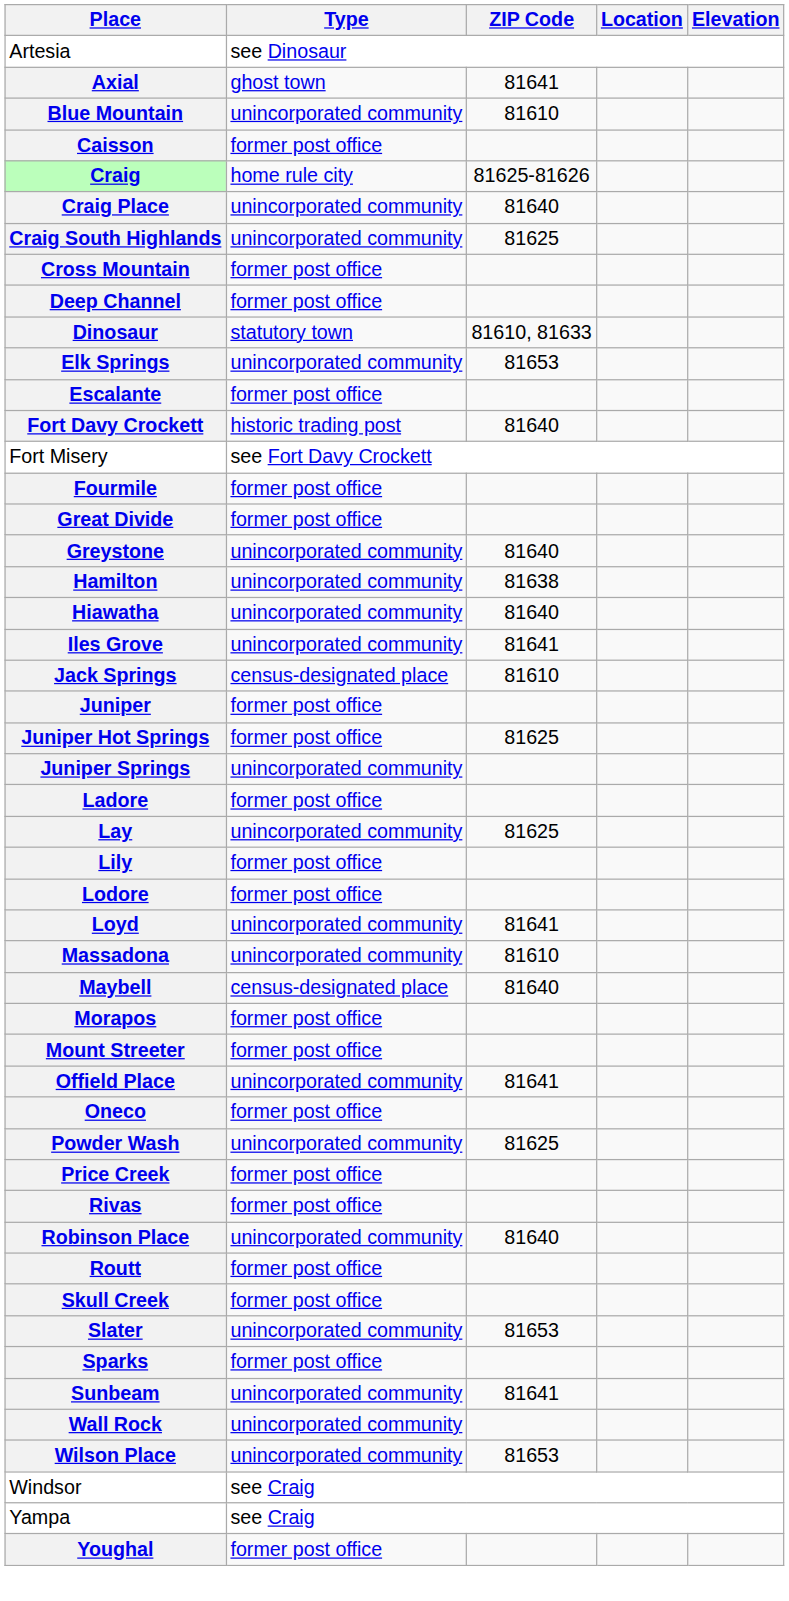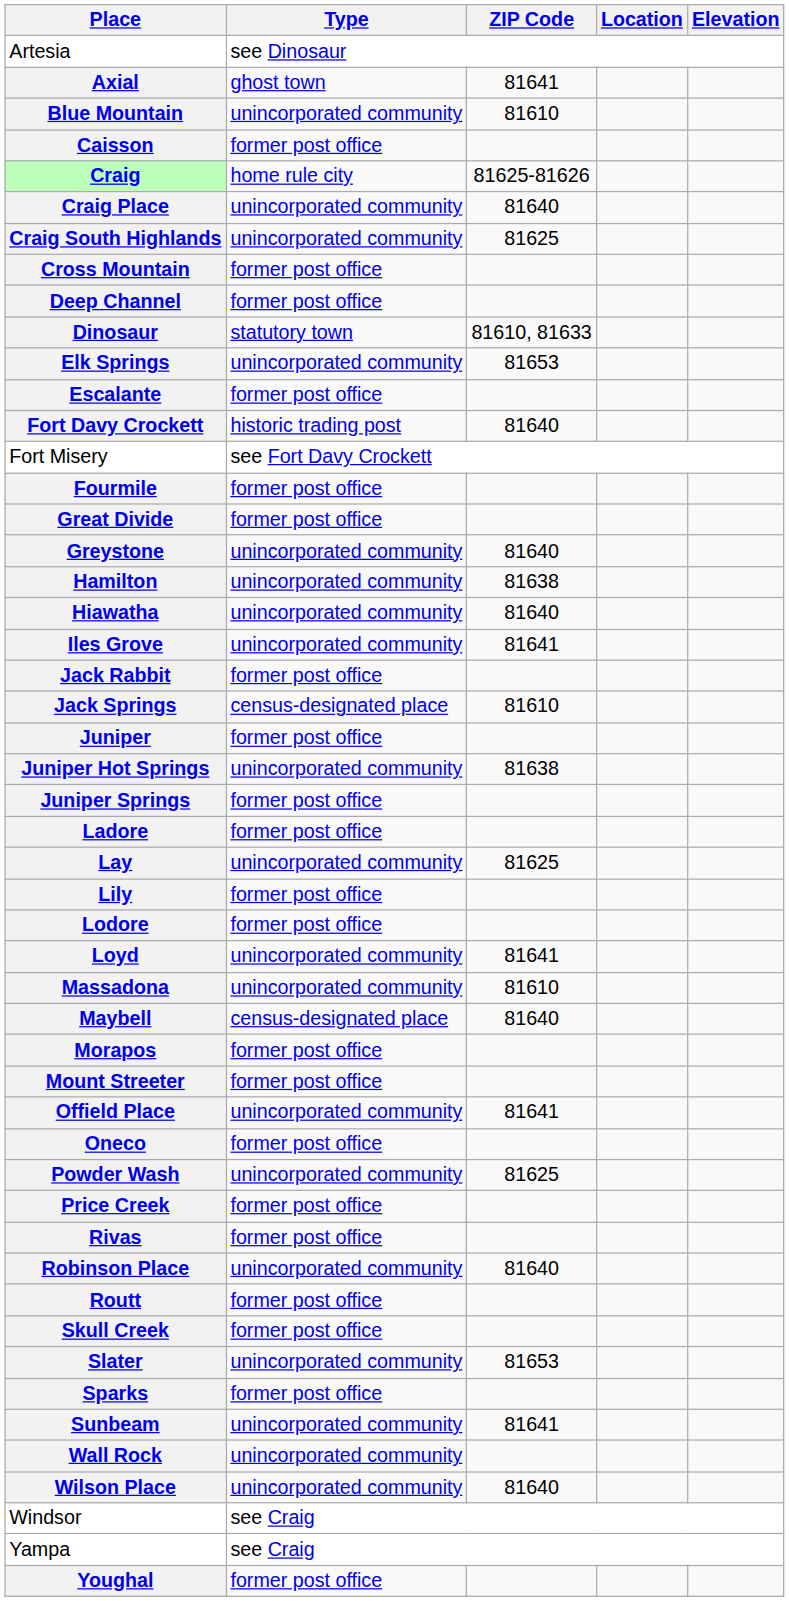+ row: (115, 675)
(306, 737) former post office -> (346, 769) unincorporated community
(532, 737) 81625 -> (532, 769) 81638
(346, 769) unincorporated community -> (306, 800) former post office
(532, 1455) 81653 -> (532, 1487) 81640
